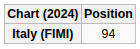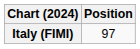(108, 33) 94 -> (108, 33) 97
